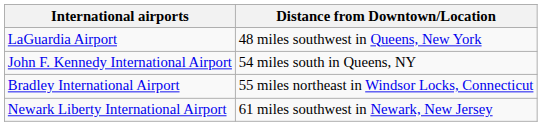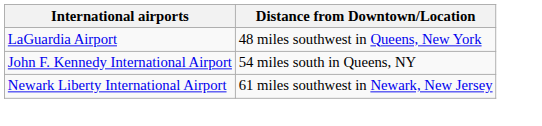- row: (94, 86)
